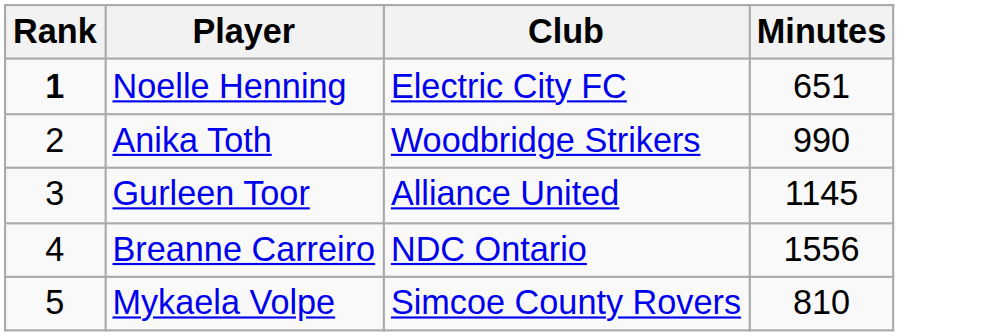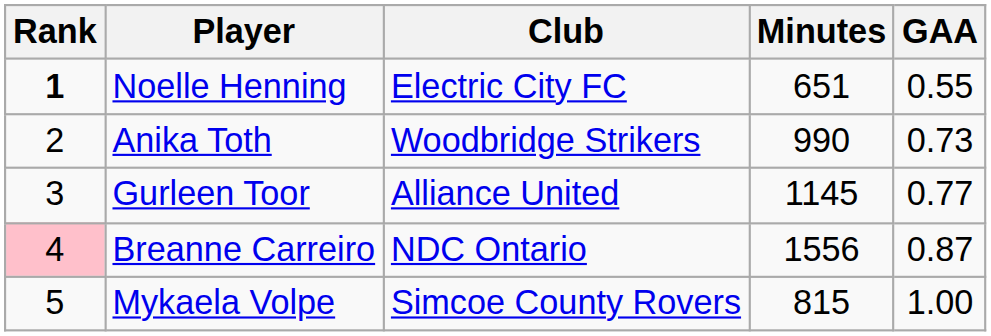+ column: (940, 31)
(55, 248) no background -> (55, 248) pink background
(822, 303) 810 -> (822, 303) 815
